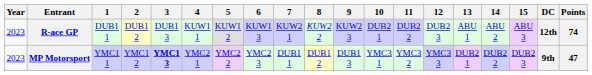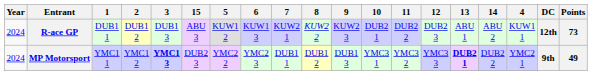columns swapped: (197, 11) <-> (523, 11)
(16, 32) 2023 -> (16, 32) 2024
(573, 32) 74 -> (573, 32) 73
(16, 57) 2023 -> (16, 57) 2024
(467, 57) normal -> (465, 57) bold
(573, 57) 47 -> (573, 57) 49
